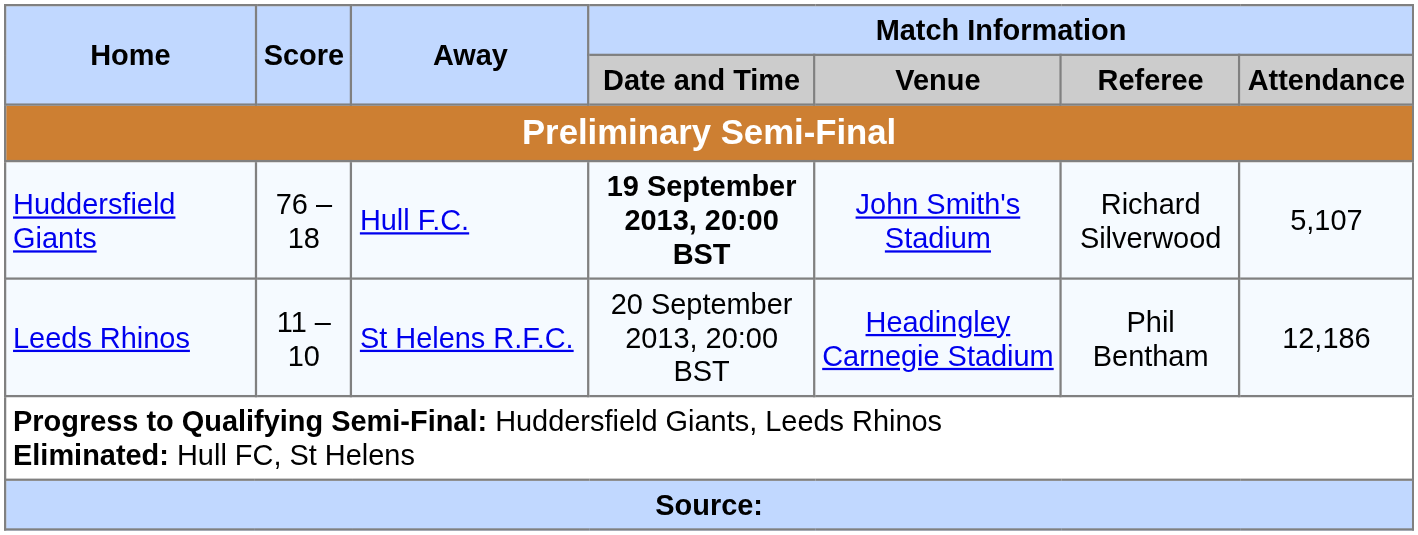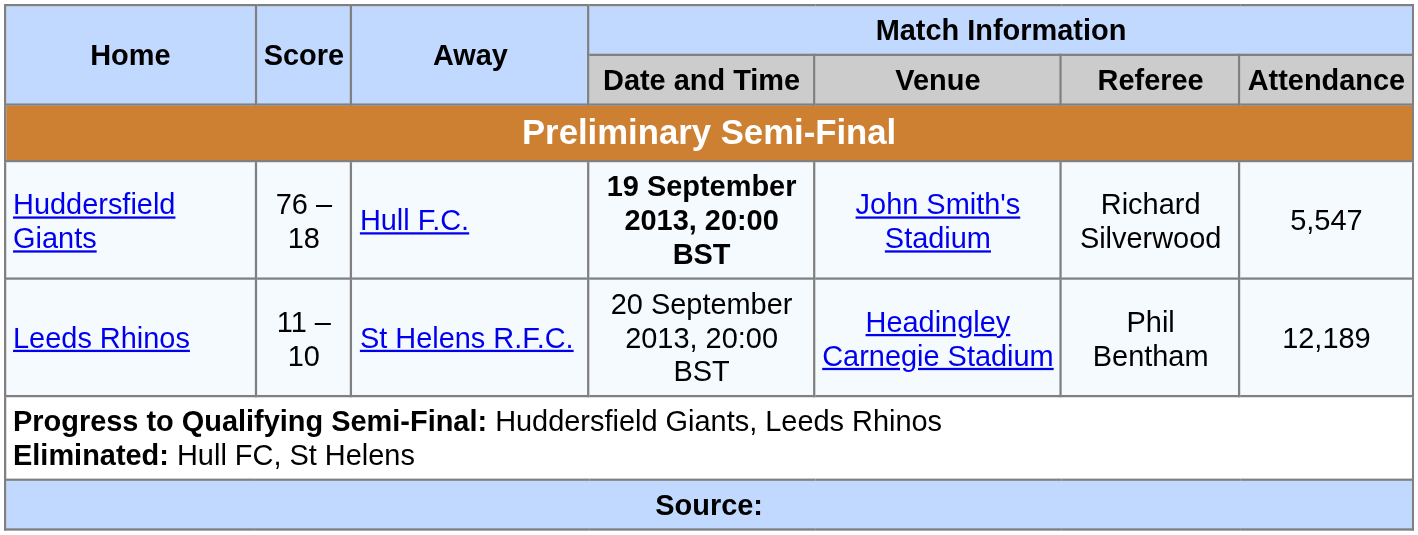(1326, 220) 5,107 -> (1326, 220) 5,547
(1326, 337) 12,186 -> (1326, 337) 12,189
